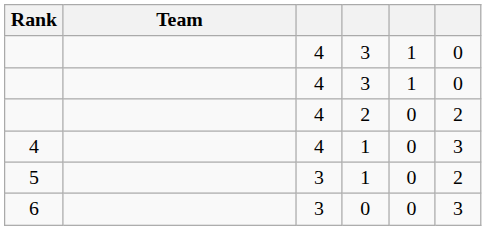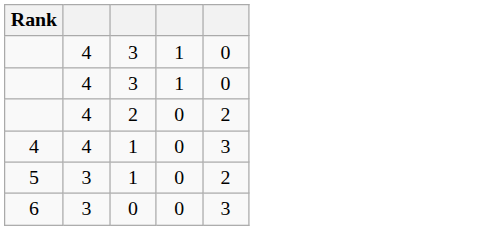- column: (180, 20)
